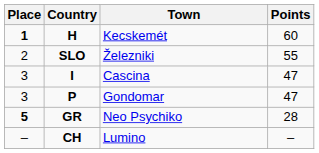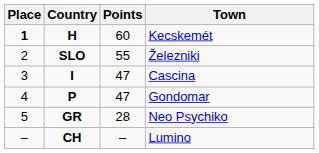columns swapped: (184, 14) <-> (291, 14)
(24, 96) 3 -> (24, 96) 4
(24, 117) bold -> (24, 117) normal
